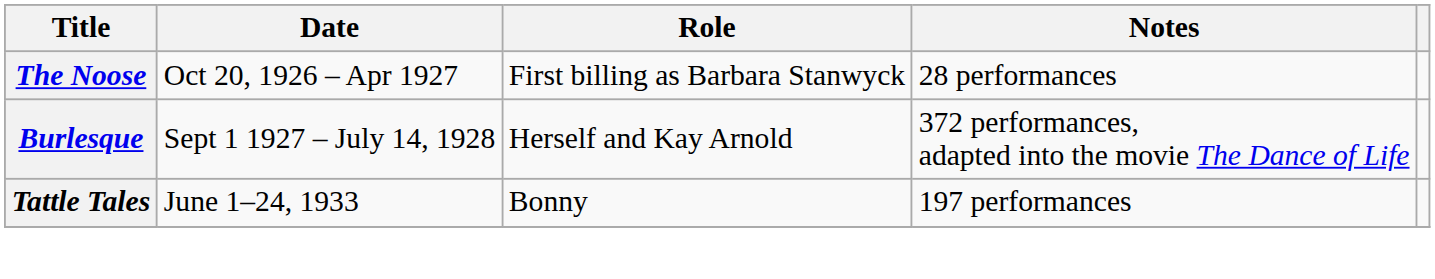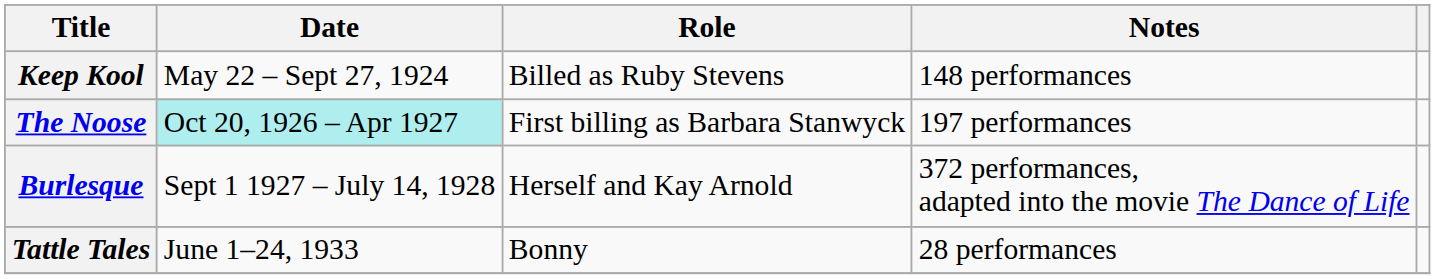+ row: (81, 74)
(311, 74) no background -> (311, 121) paleturquoise background
(1018, 74) 28 performances -> (1025, 121) 197 performances
(1025, 202) 197 performances -> (1018, 249) 28 performances
